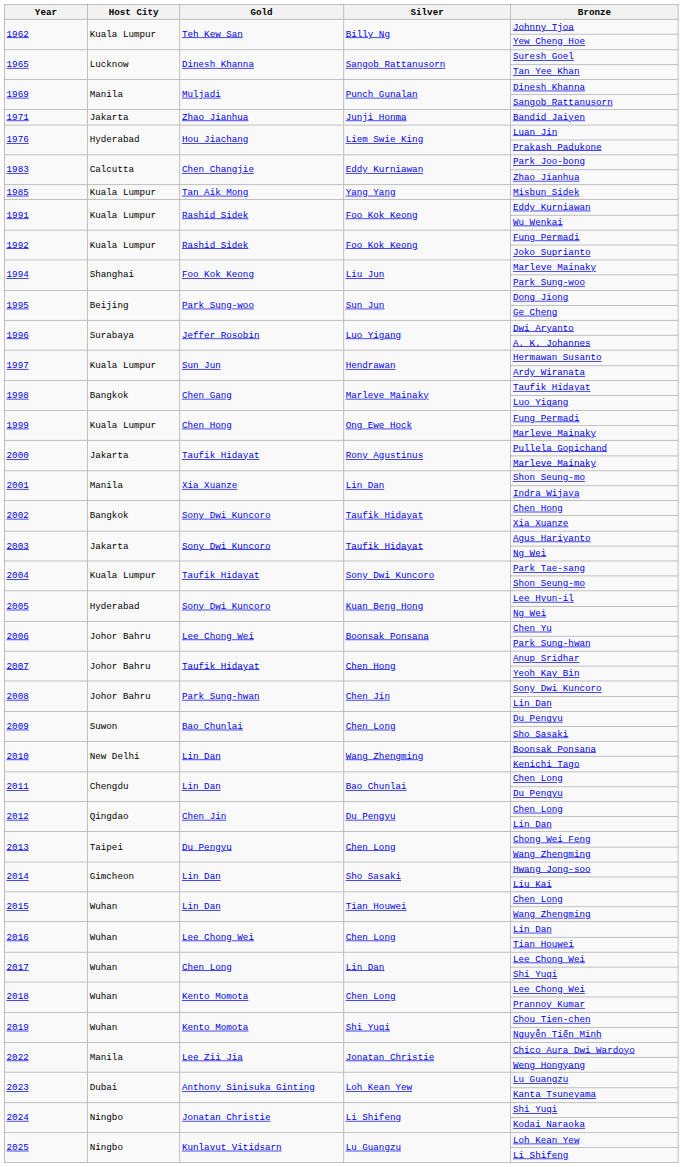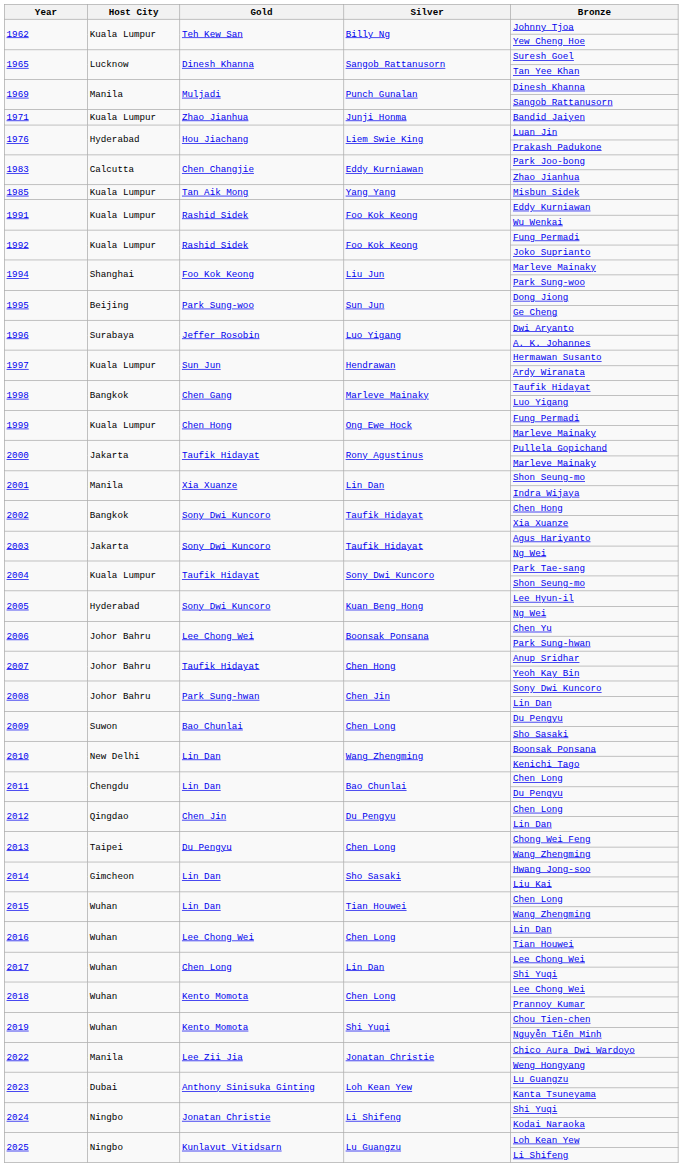(109, 117) Jakarta -> (123, 117) Kuala Lumpur
